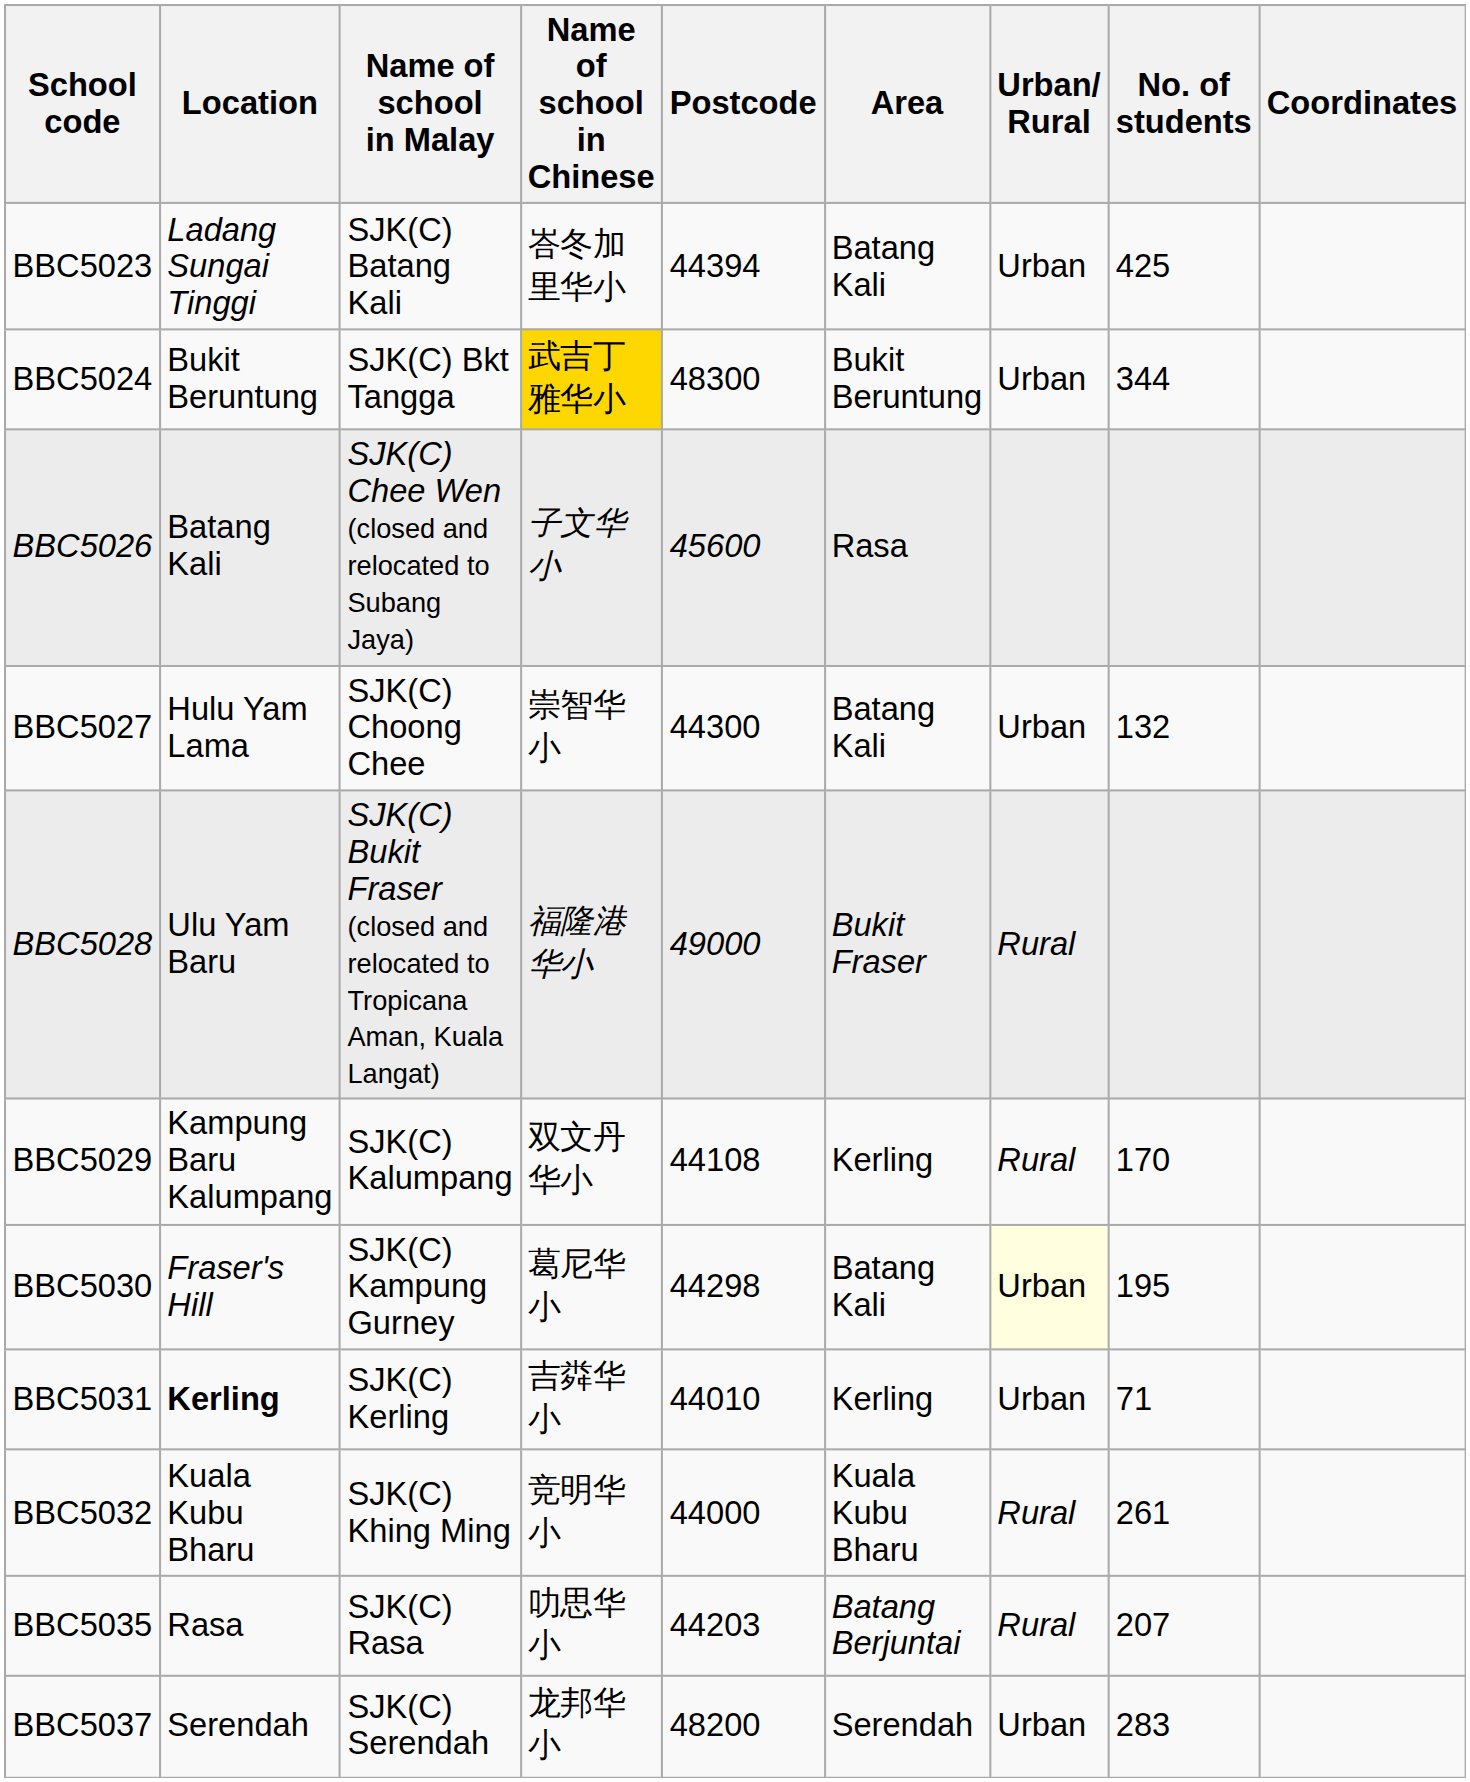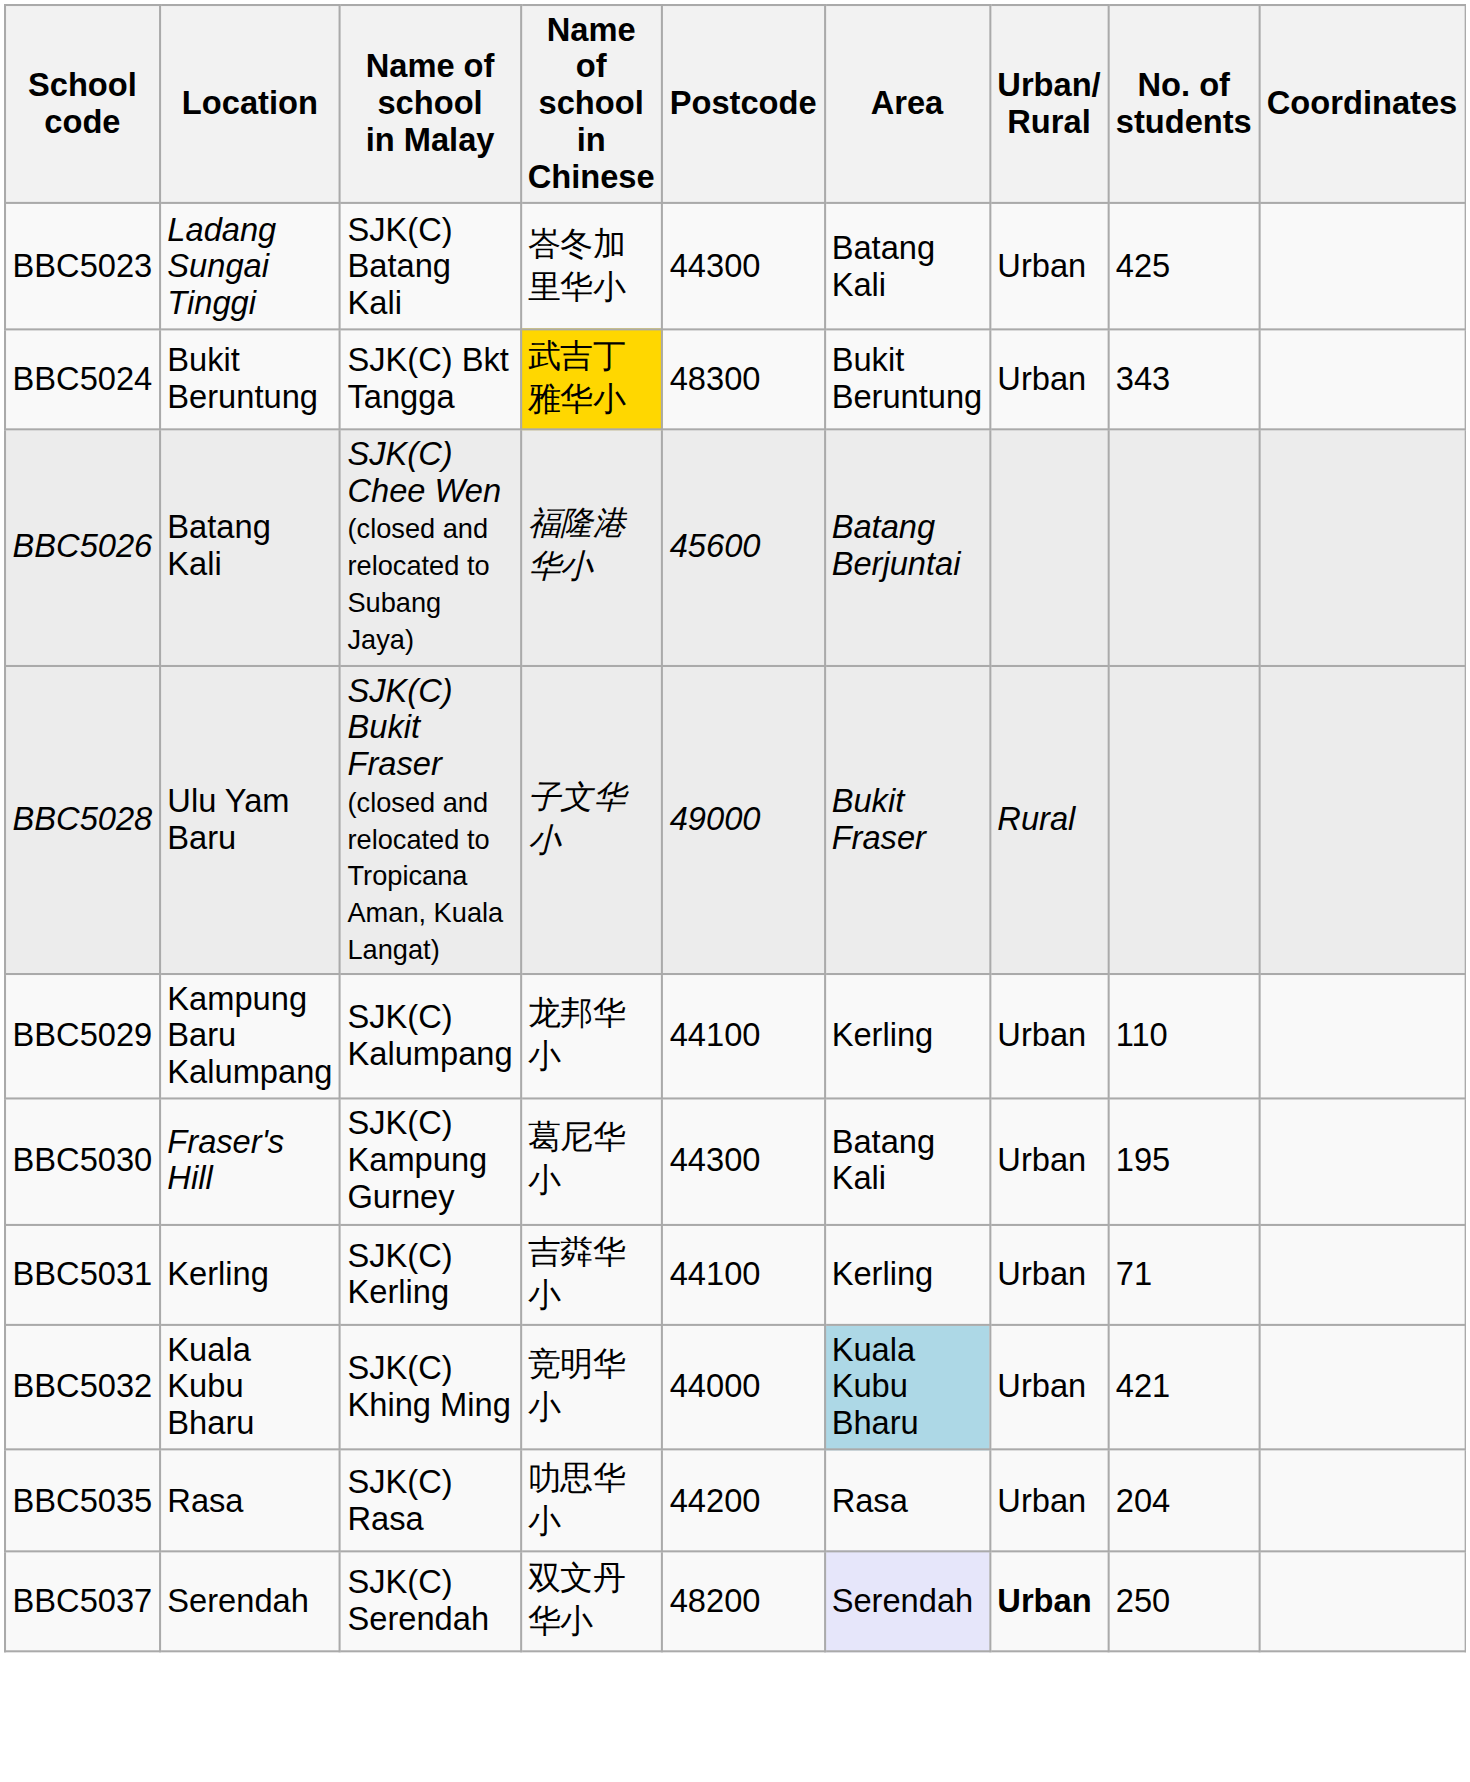(715, 265) 44394 -> (715, 265) 44300
(1143, 378) 344 -> (1143, 378) 343
(577, 545) 子文华小 -> (577, 545) 福隆港华小
(870, 546) Rasa -> (896, 546) Batang Berjuntai
- row: (82, 727)
(577, 943) 福隆港华小 -> (577, 817) 子文华小
(577, 1160) 双文丹华小 -> (577, 1034) 龙邦华小
(715, 1161) 44108 -> (715, 1035) 44100
(1036, 1161) Rural -> (1042, 1035) Urban
(1143, 1161) 170 -> (1142, 1035) 110
(715, 1286) 44298 -> (715, 1161) 44300
(1042, 1286) lightyellow background -> (1042, 1161) no background
(224, 1399) bold -> (218, 1274) normal
(715, 1399) 44010 -> (715, 1274) 44100
(875, 1512) no background -> (875, 1386) lightblue background
(1036, 1512) Rural -> (1042, 1386) Urban
(1143, 1512) 261 -> (1143, 1386) 421
(715, 1625) 44203 -> (715, 1499) 44200
(896, 1625) Batang Berjuntai -> (870, 1499) Rasa
(1036, 1625) Rural -> (1042, 1499) Urban
(1143, 1625) 207 -> (1143, 1499) 204
(577, 1724) 龙邦华小 -> (577, 1599) 双文丹华小
(902, 1725) no background -> (902, 1600) lavender background
(1042, 1725) normal -> (1044, 1600) bold
(1143, 1725) 283 -> (1143, 1600) 250
